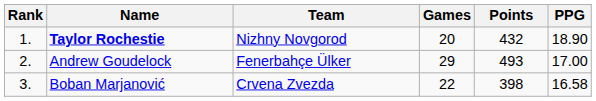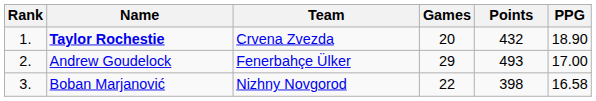(291, 38) Nizhny Novgorod -> (285, 38) Crvena Zvezda
(285, 84) Crvena Zvezda -> (291, 84) Nizhny Novgorod
